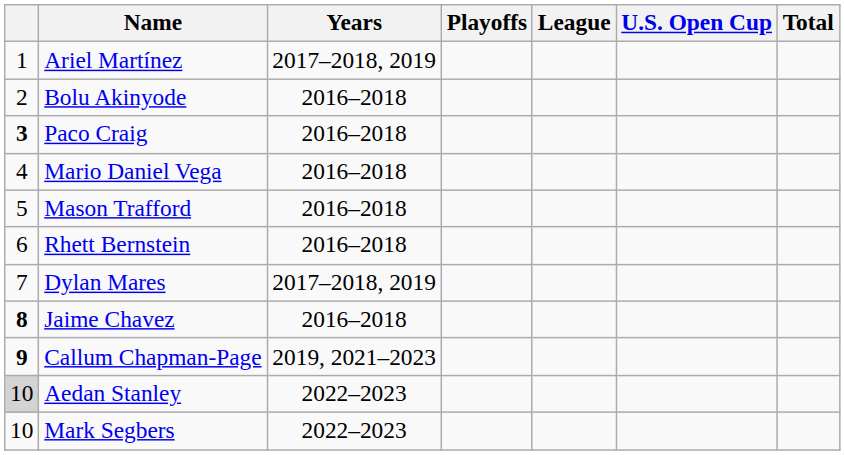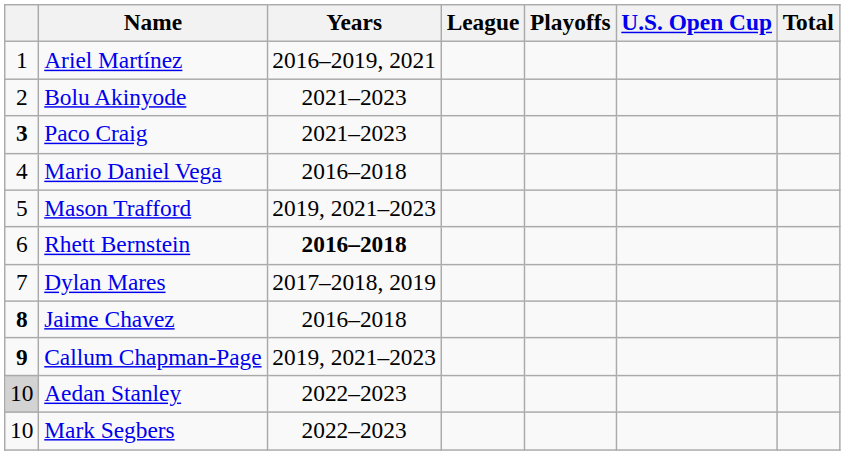columns swapped: (574, 23) <-> (487, 23)
(354, 60) 2017–2018, 2019 -> (354, 60) 2016–2019, 2021
(354, 97) 2016–2018 -> (354, 97) 2021–2023
(354, 134) 2016–2018 -> (354, 134) 2021–2023
(354, 208) 2016–2018 -> (354, 208) 2019, 2021–2023
(354, 245) normal -> (354, 245) bold
